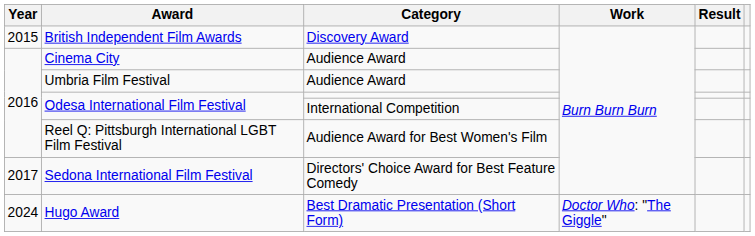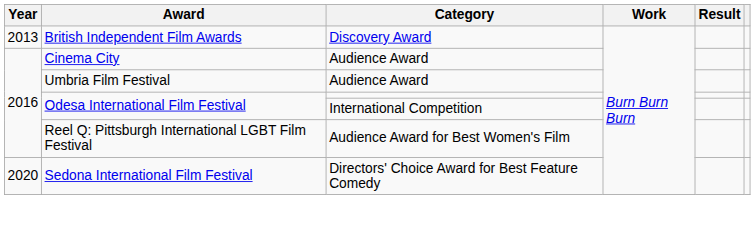(23, 37) 2015 -> (23, 37) 2013
(23, 175) 2017 -> (23, 175) 2020
- row: (82, 213)
